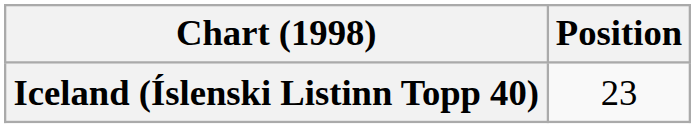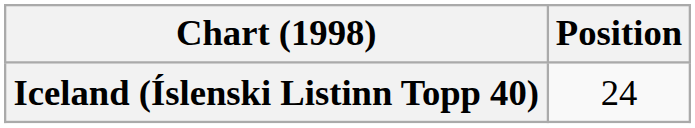(619, 91) 23 -> (619, 91) 24
